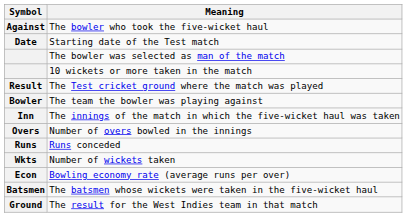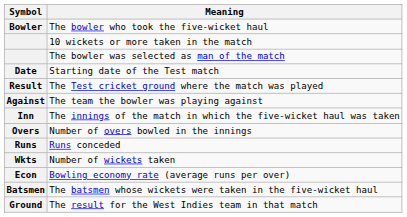(26, 27) Against -> (26, 27) Bowler
rows swapped: (151, 71) <-> (134, 41)
(26, 101) Bowler -> (26, 101) Against
